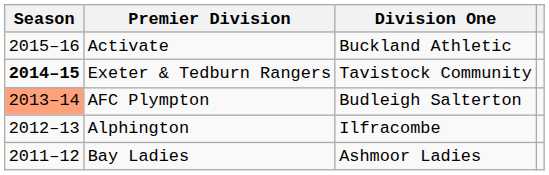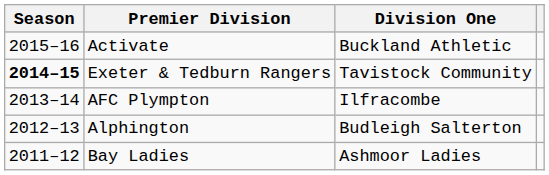(44, 101) lightsalmon background -> (44, 101) no background
(430, 101) Budleigh Salterton -> (390, 101) Ilfracombe
(390, 129) Ilfracombe -> (430, 129) Budleigh Salterton
